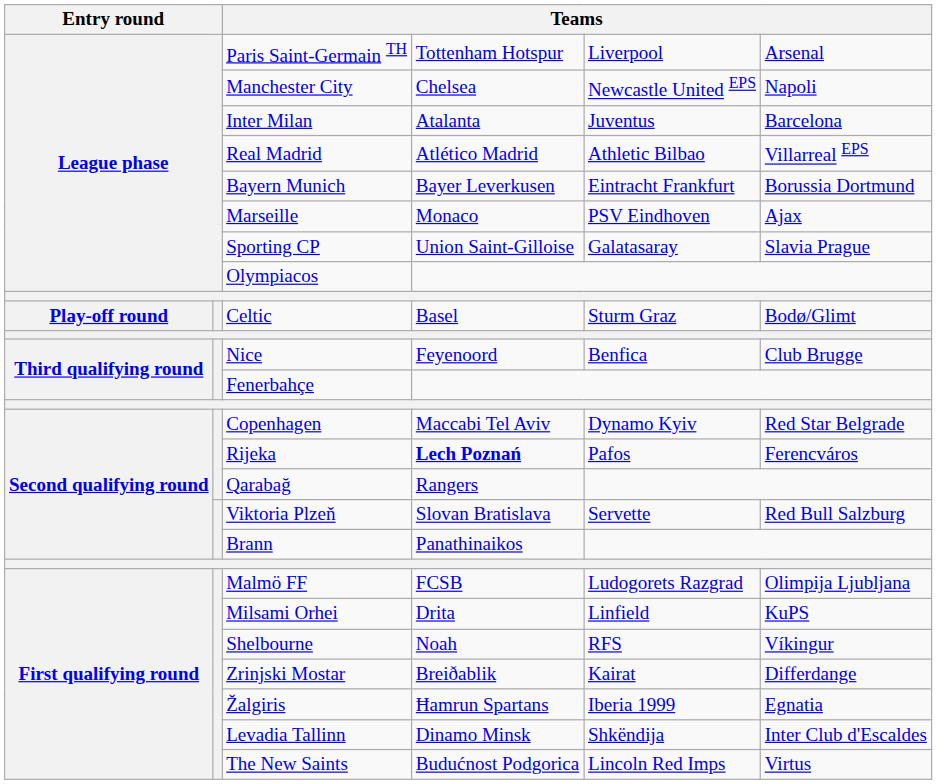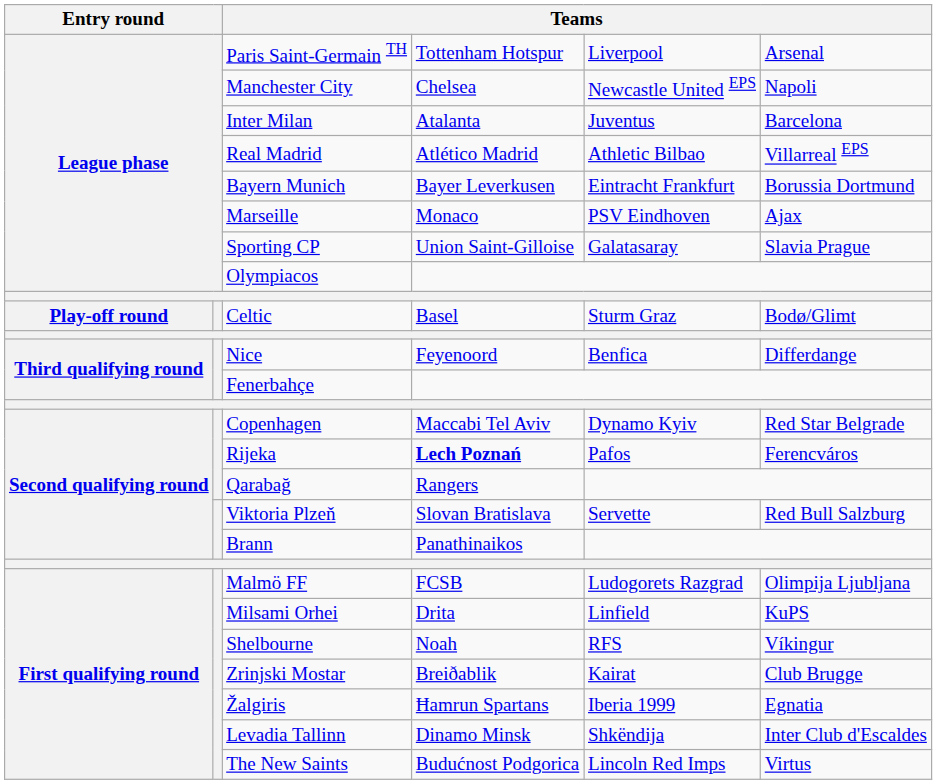(814, 354) Club Brugge -> (811, 354) Differdange
(811, 674) Differdange -> (814, 674) Club Brugge
